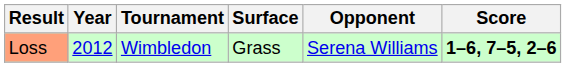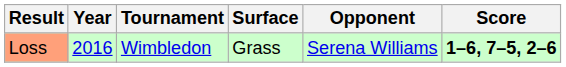(92, 47) 2012 -> (92, 47) 2016
